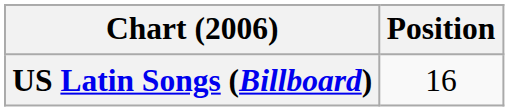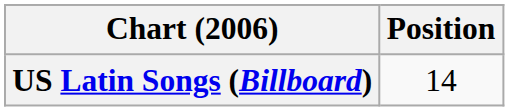(441, 79) 16 -> (441, 79) 14
